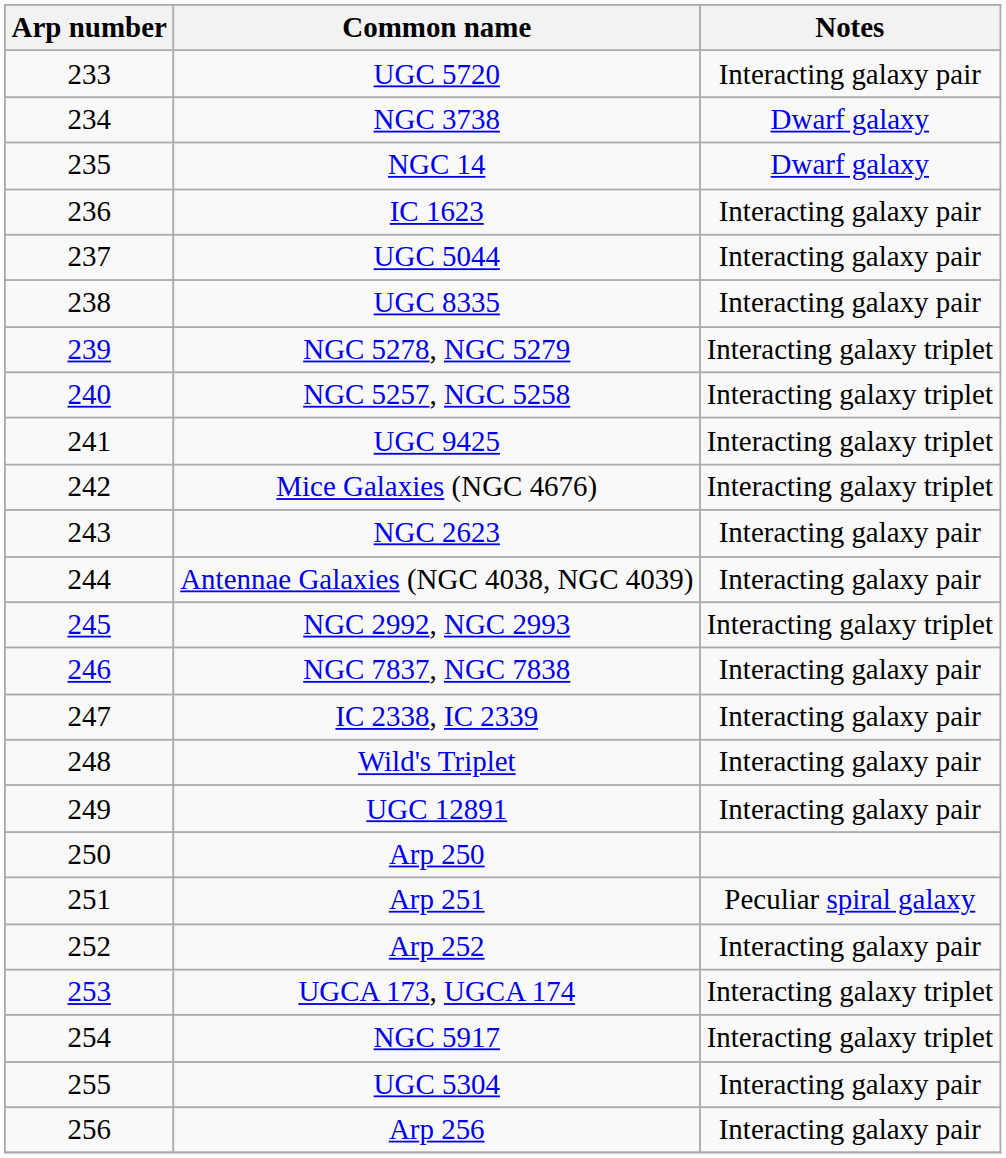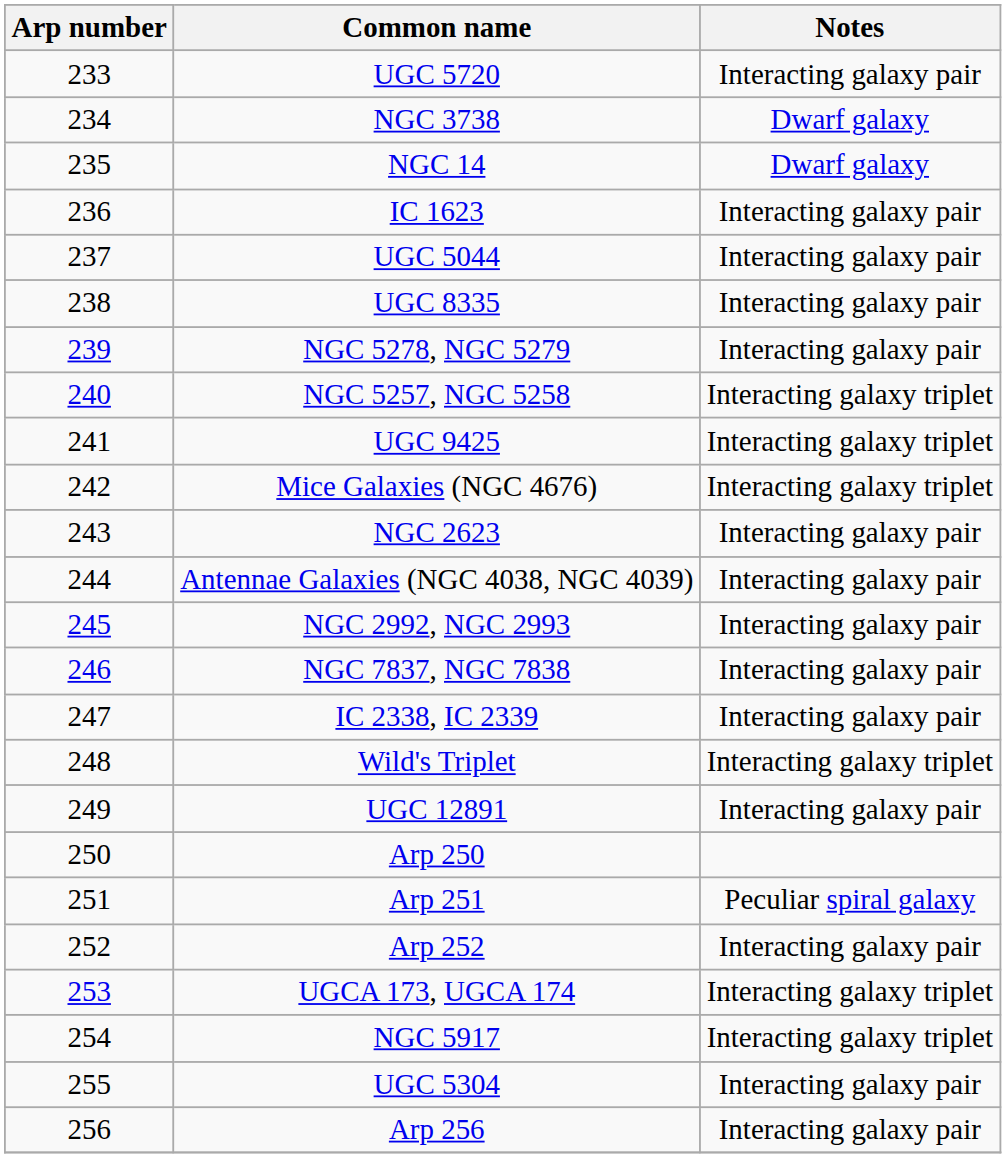(850, 348) Interacting galaxy triplet -> (850, 348) Interacting galaxy pair
(850, 624) Interacting galaxy triplet -> (850, 624) Interacting galaxy pair
(850, 762) Interacting galaxy pair -> (850, 762) Interacting galaxy triplet
